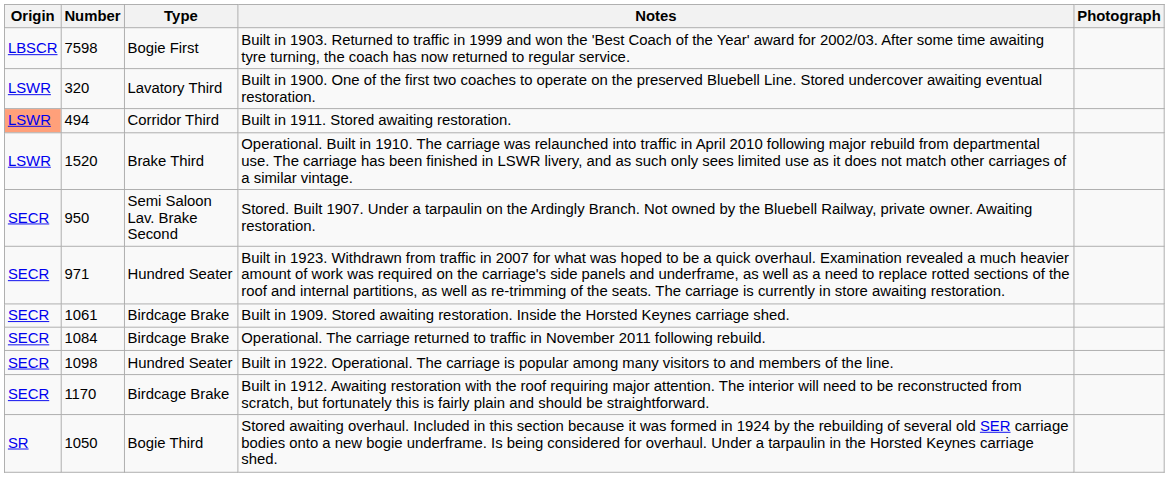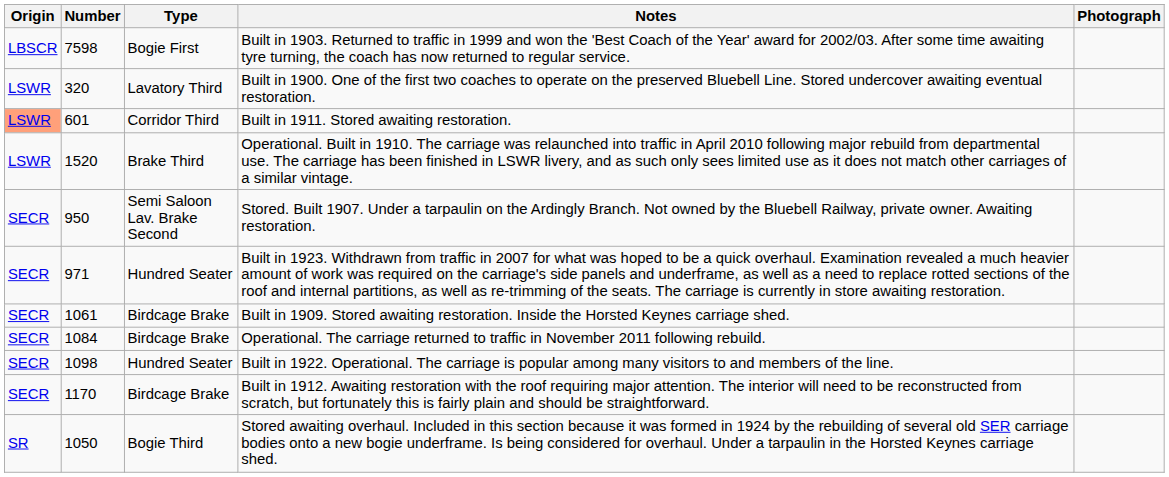(77, 120) 494 -> (77, 120) 601
